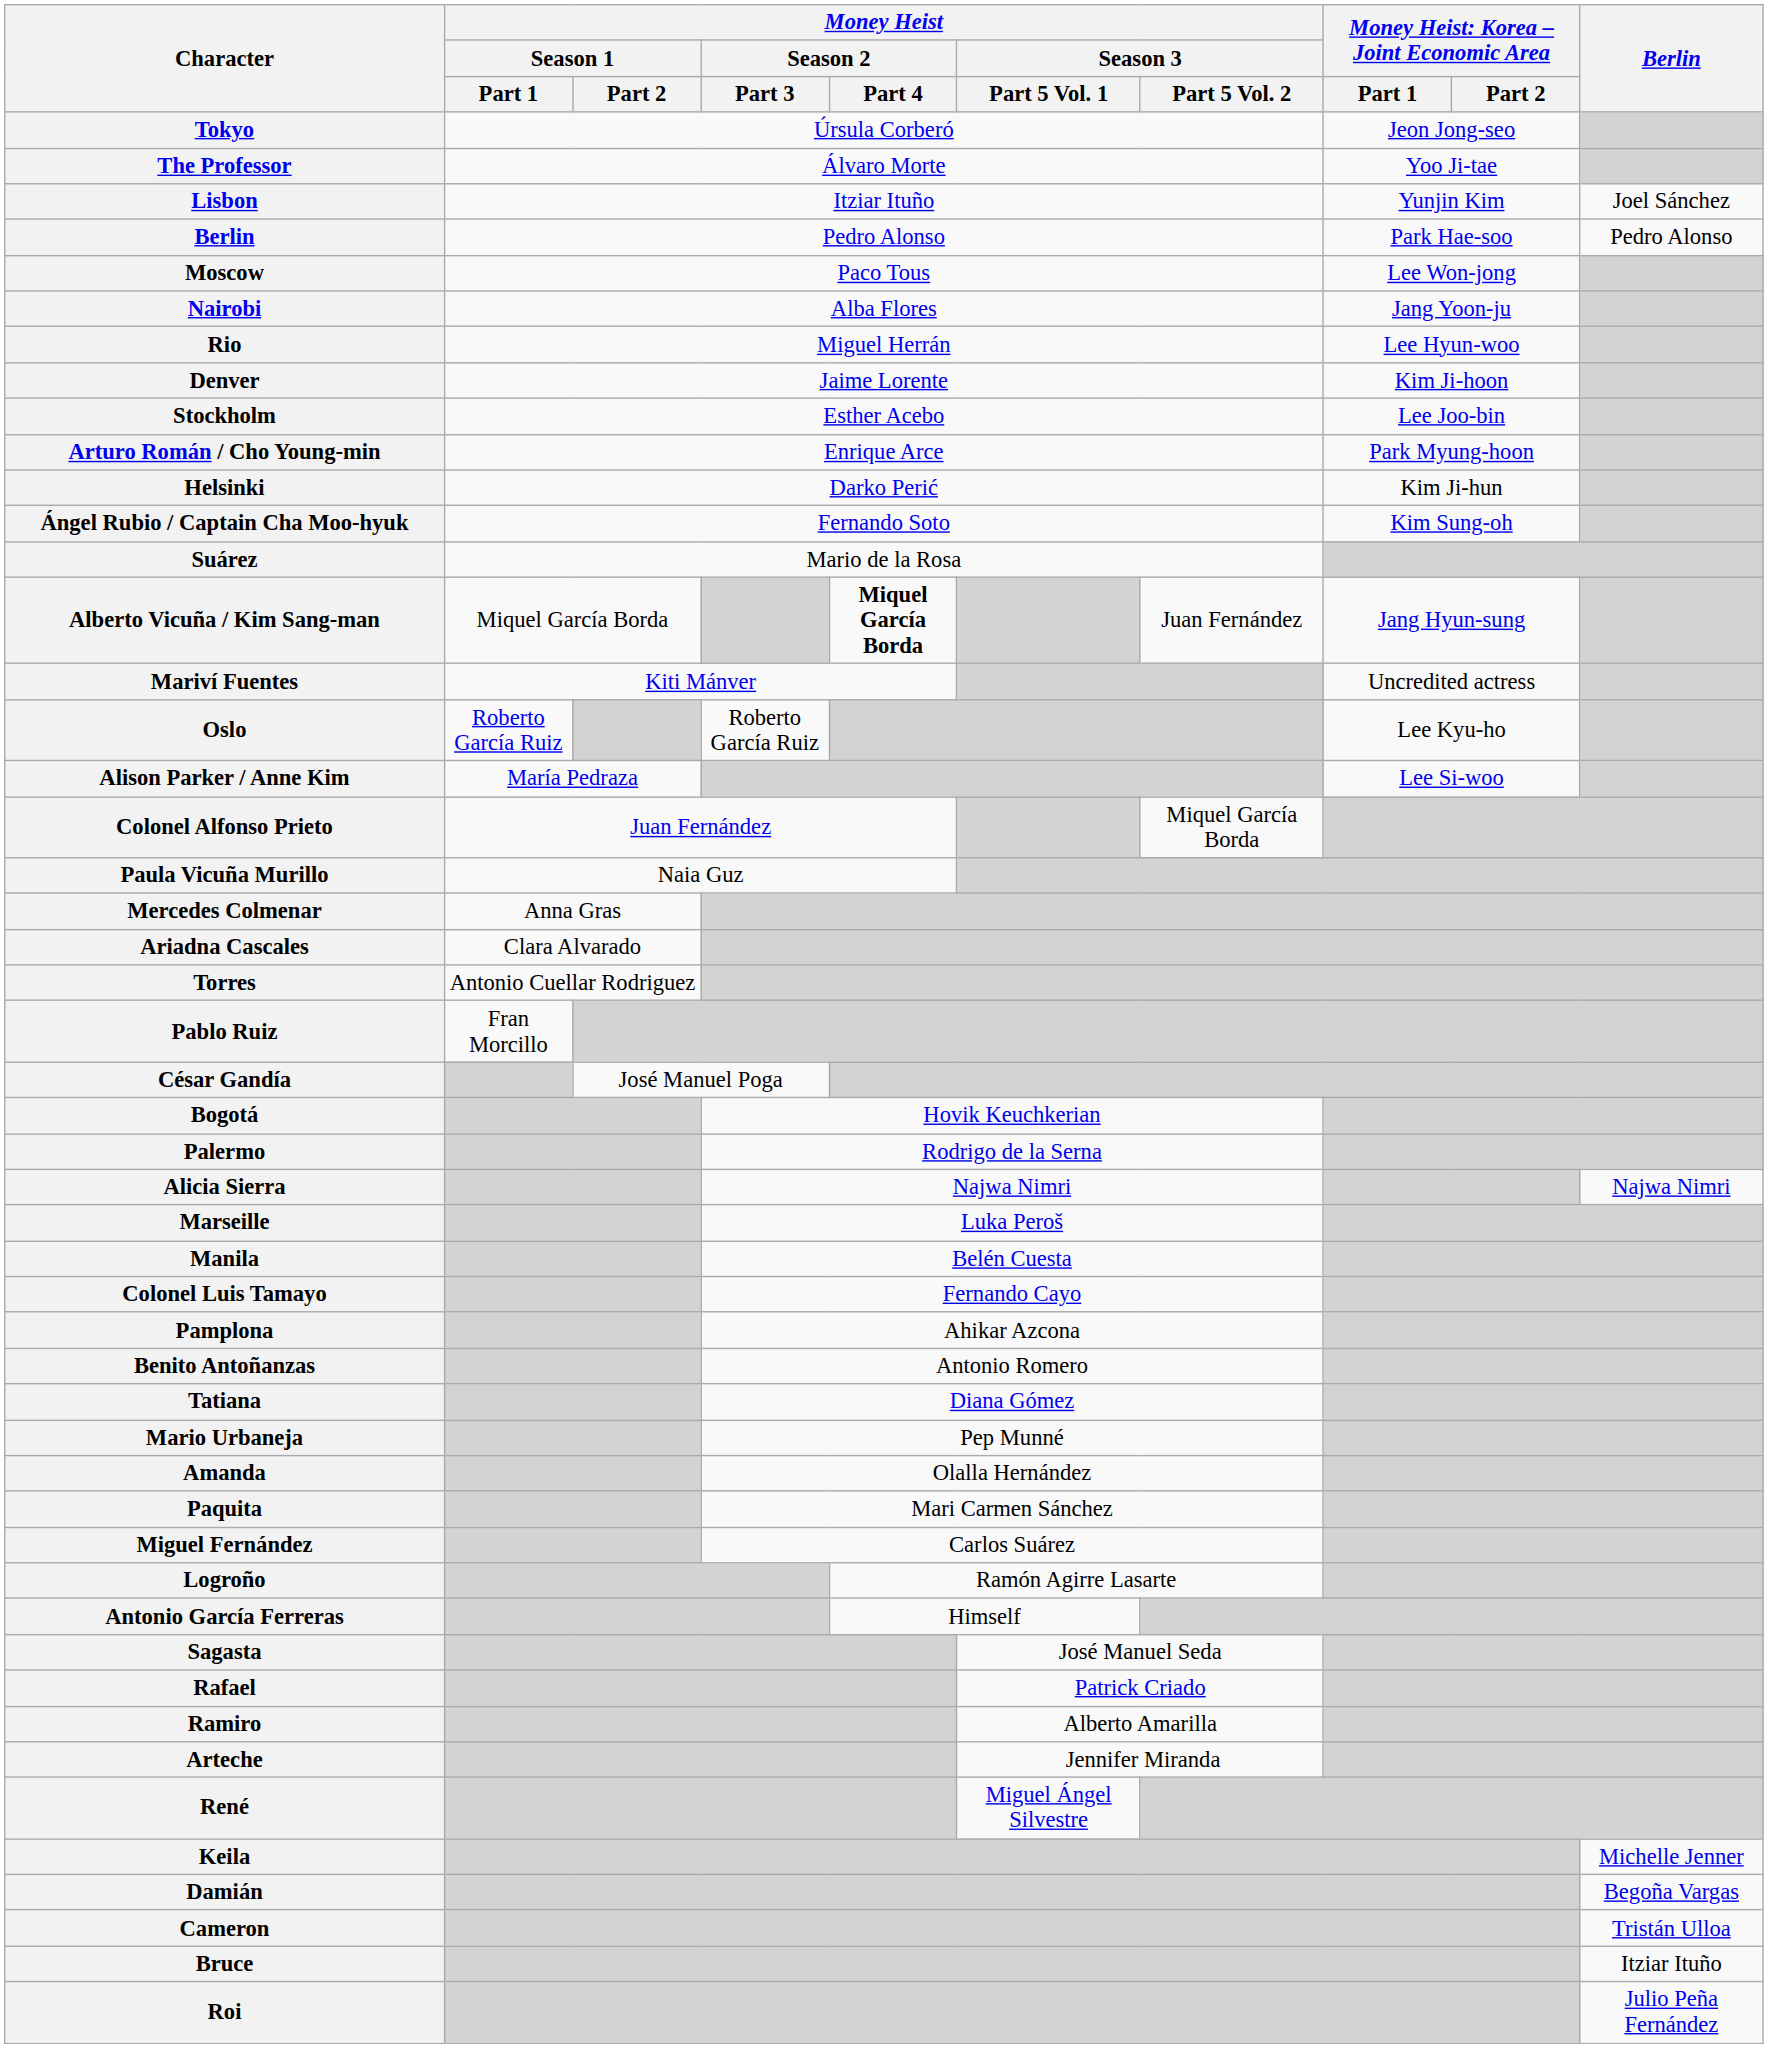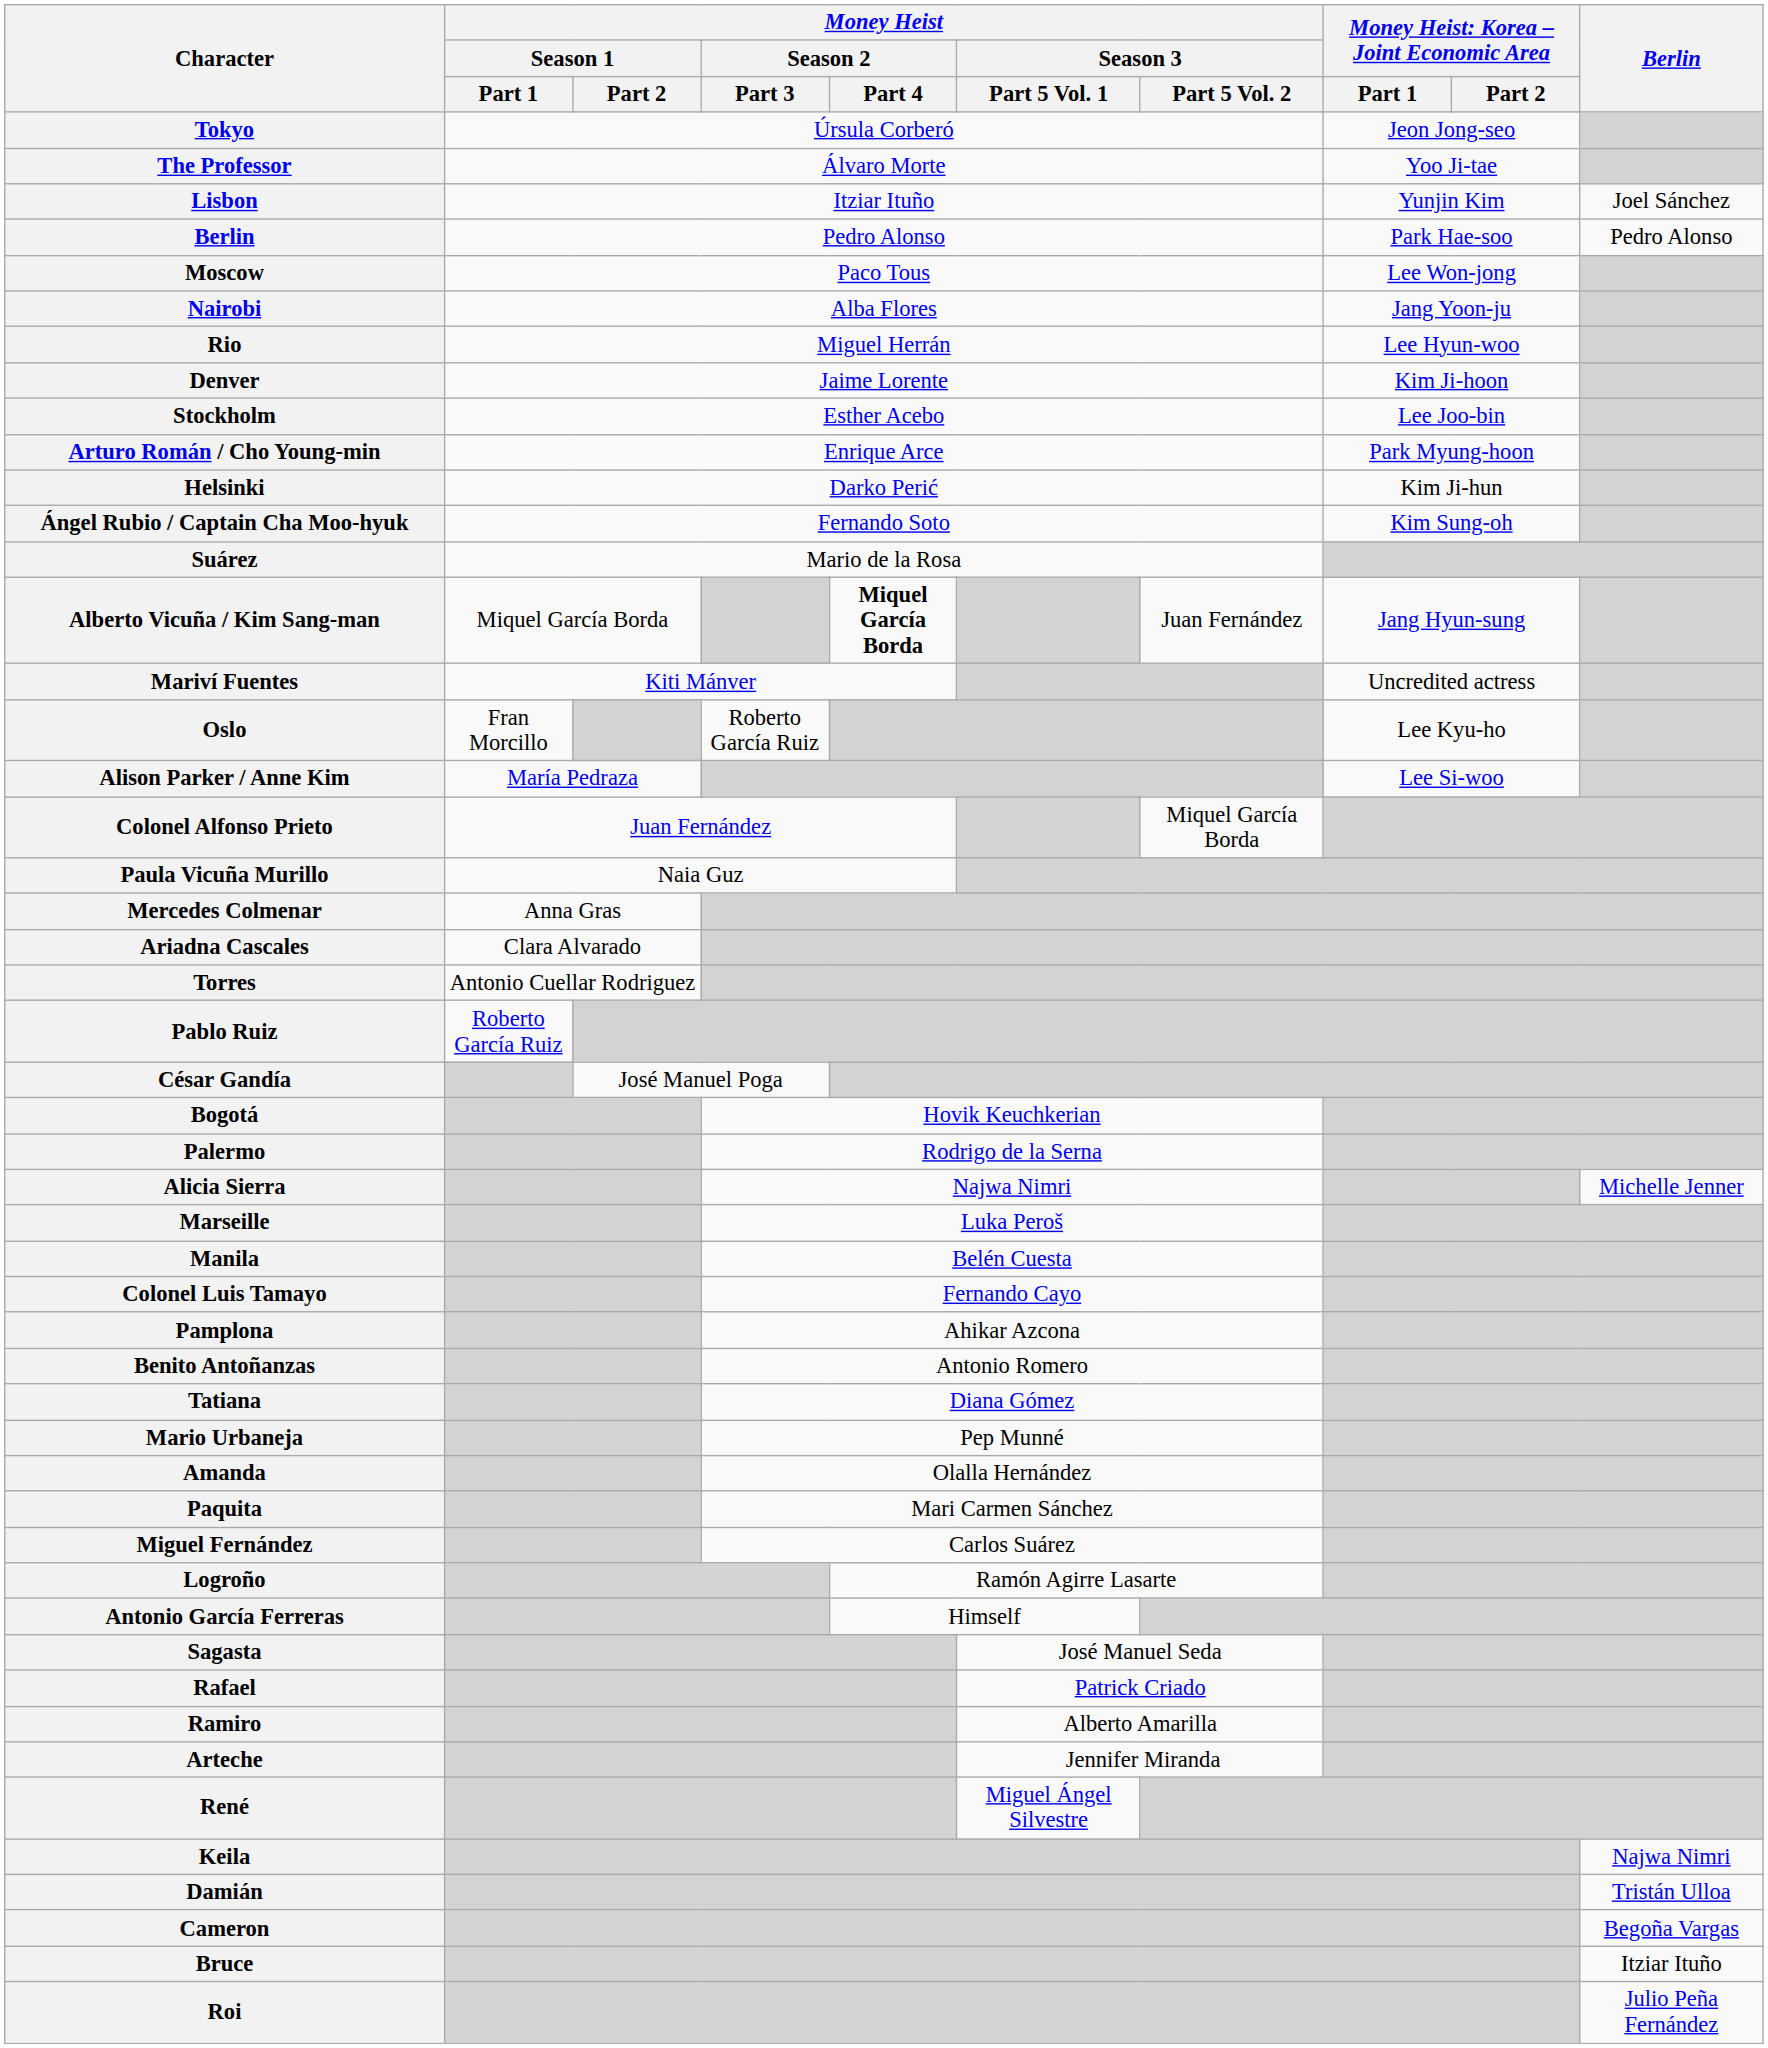(508, 729) Roberto García Ruiz -> (508, 729) Fran Morcillo
(508, 1031) Fran Morcillo -> (508, 1031) Roberto García Ruiz
(1671, 1186) Najwa Nimri -> (1671, 1186) Michelle Jenner
(1671, 1856) Michelle Jenner -> (1671, 1856) Najwa Nimri
(1671, 1892) Begoña Vargas -> (1671, 1892) Tristán Ulloa
(1671, 1927) Tristán Ulloa -> (1671, 1927) Begoña Vargas
